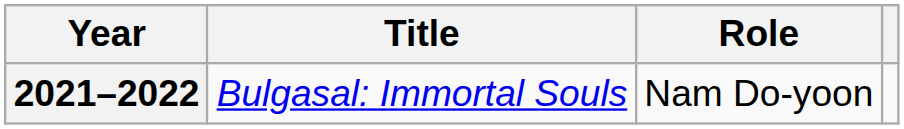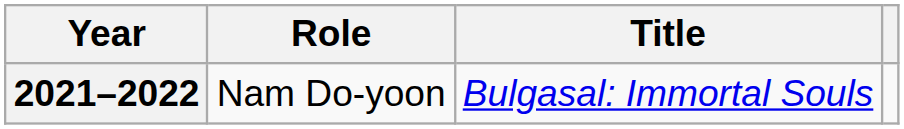columns swapped: (422, 33) <-> (759, 33)
